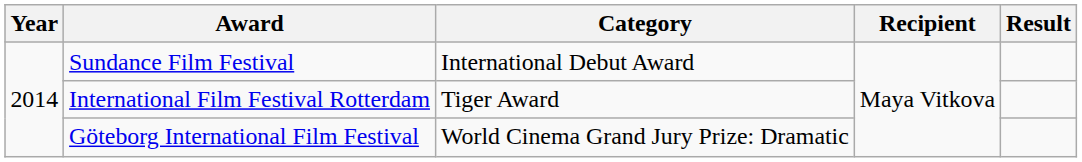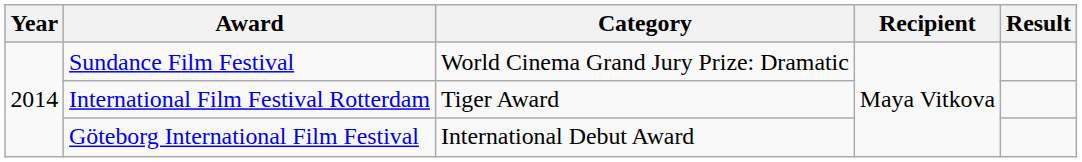(568, 61) International Debut Award -> (645, 61) World Cinema Grand Jury Prize: Dramatic
(645, 136) World Cinema Grand Jury Prize: Dramatic -> (568, 136) International Debut Award
